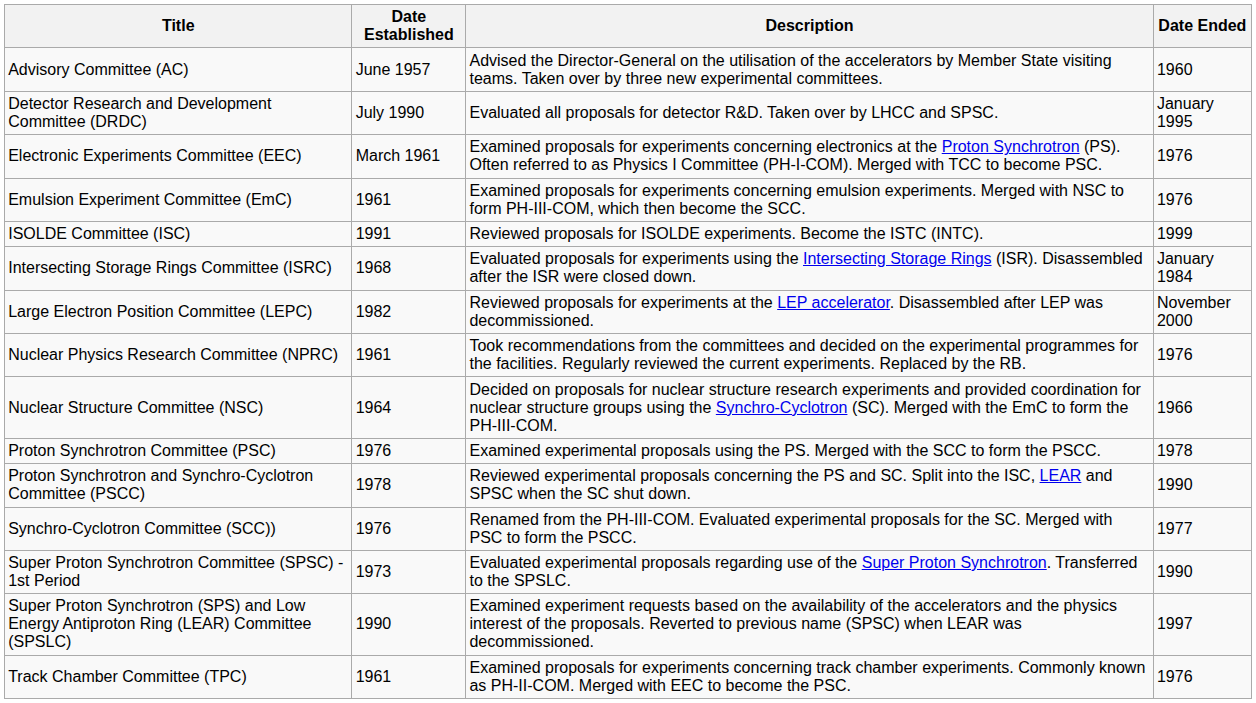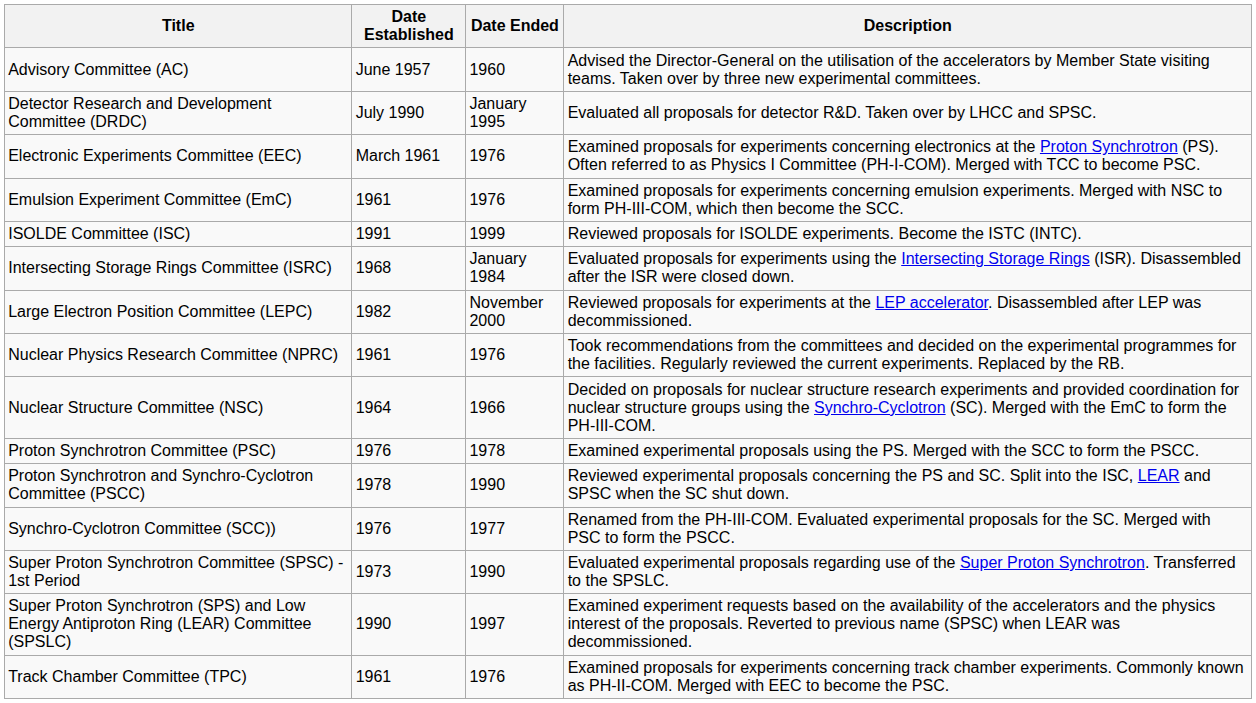columns swapped: (1202, 26) <-> (810, 26)
